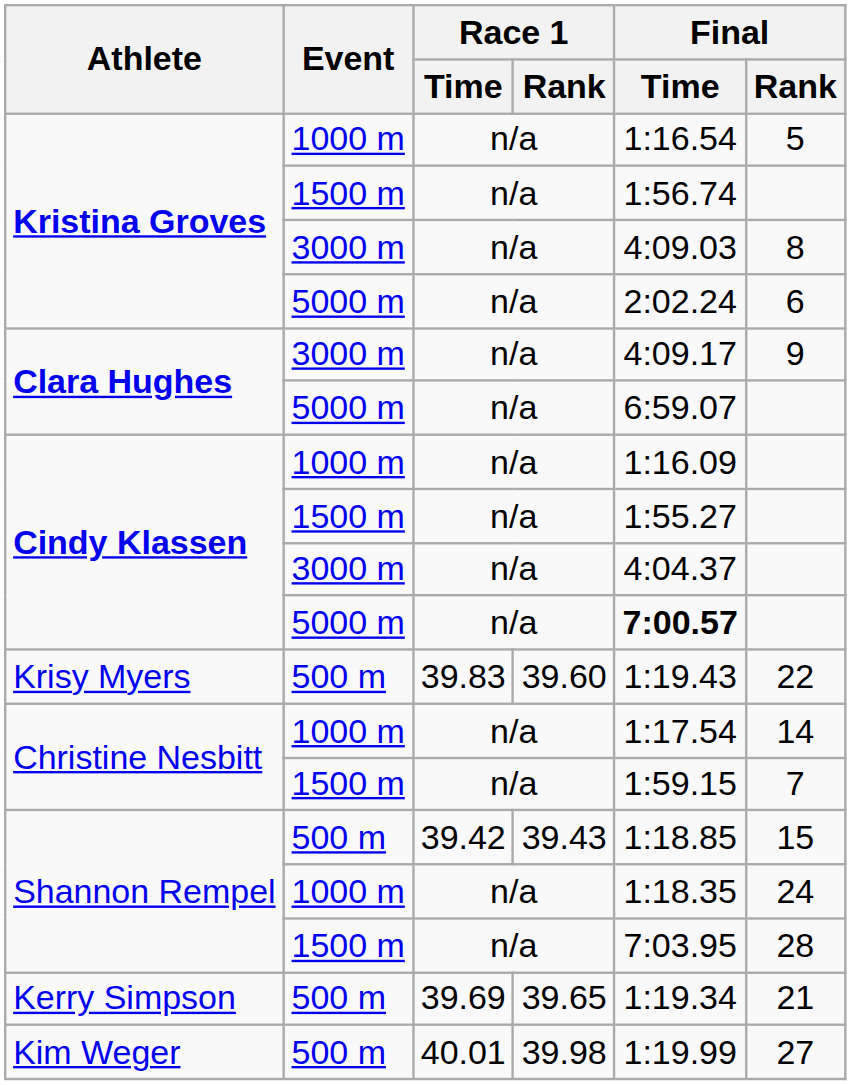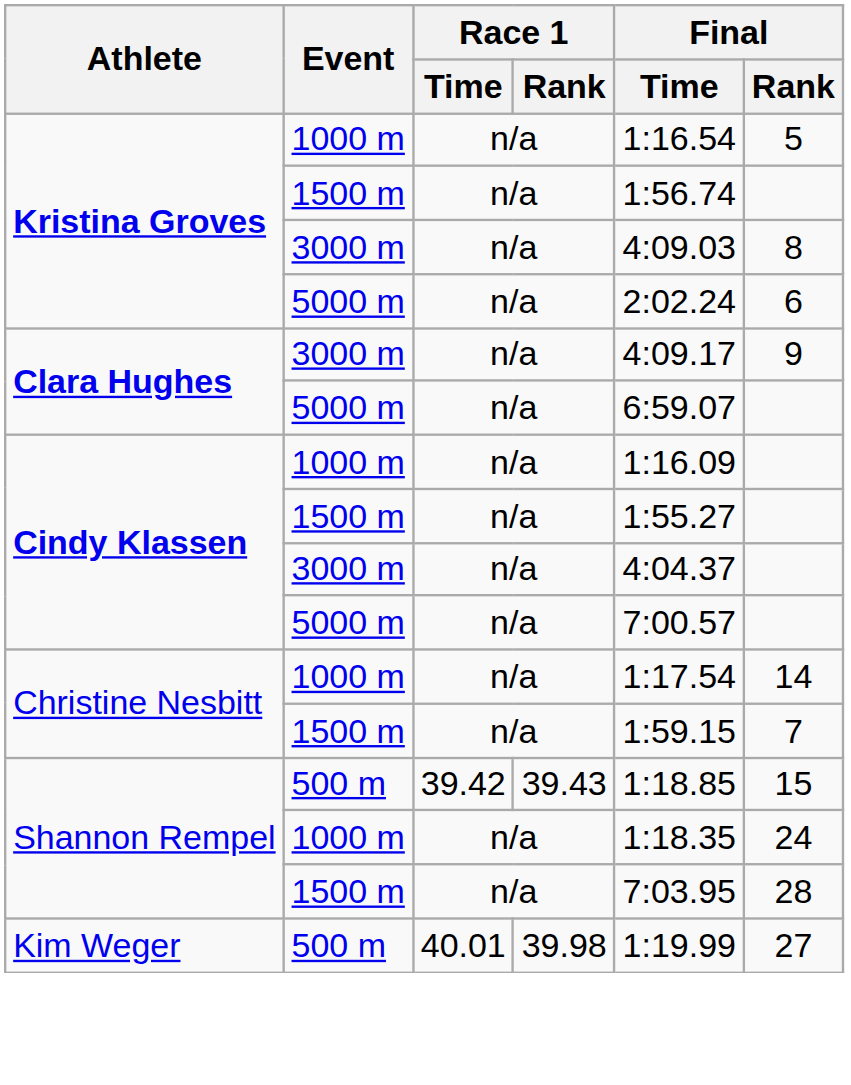(680, 623) bold -> (679, 623) normal
- row: (102, 677)
- row: (125, 999)
